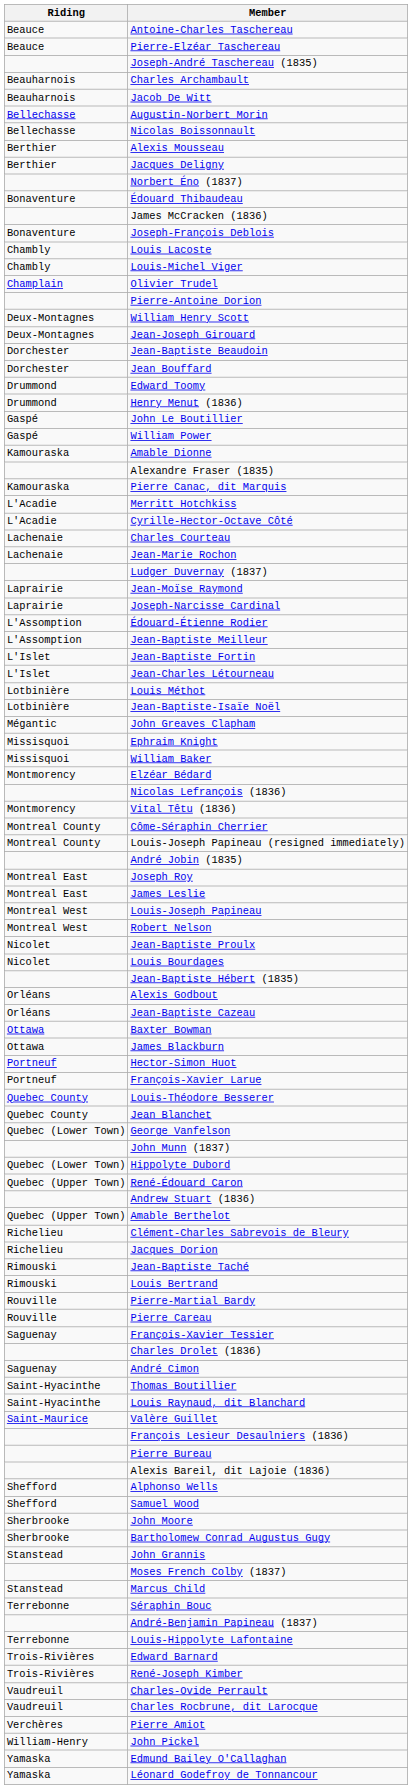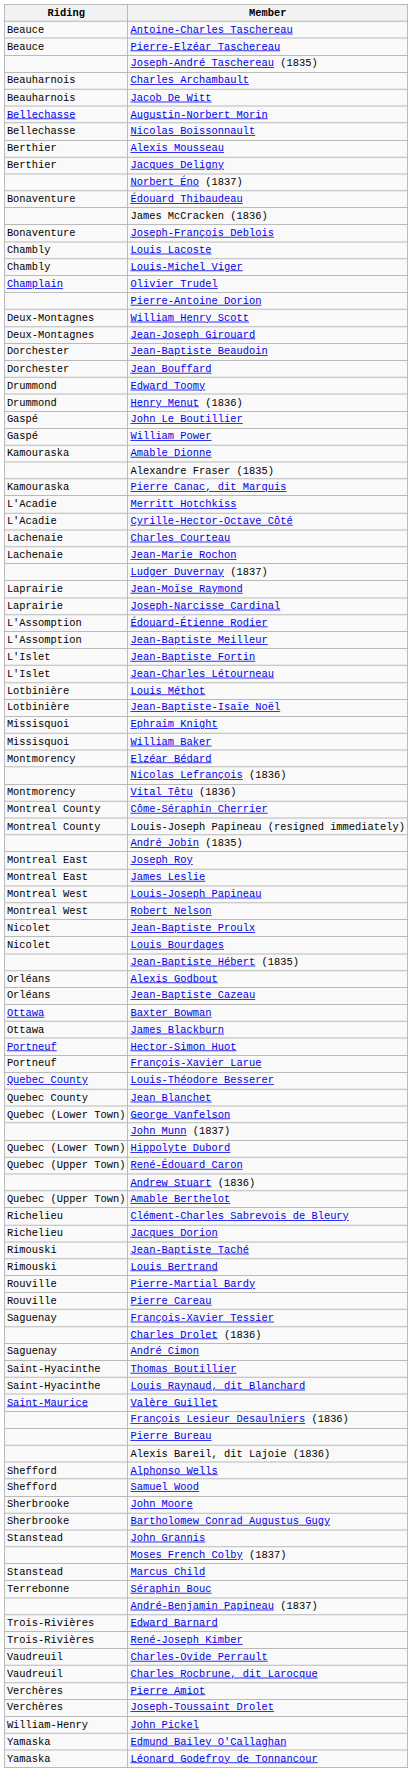- row: (193, 725)
- row: (212, 1640)
+ row: (202, 1708)
